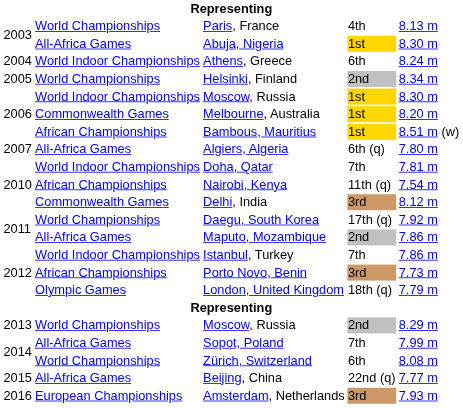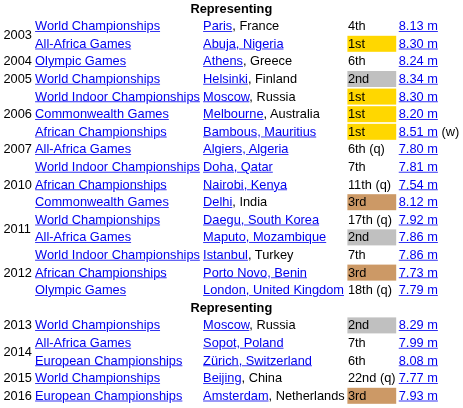(117, 61) World Indoor Championships -> (81, 61) Olympic Games
(98, 360) World Championships -> (109, 360) European Championships
(83, 378) All-Africa Games -> (98, 378) World Championships
